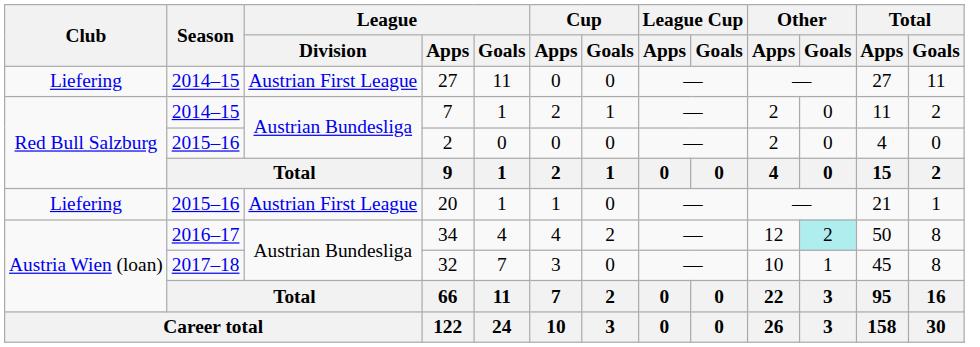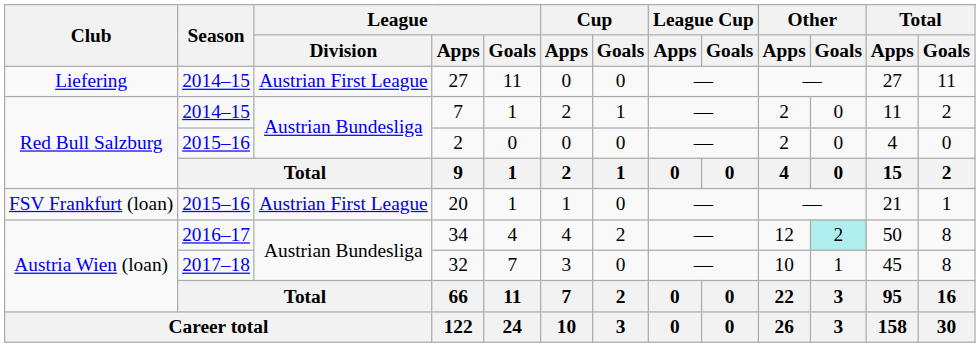(86, 204) Liefering -> (91, 204) FSV Frankfurt (loan)
